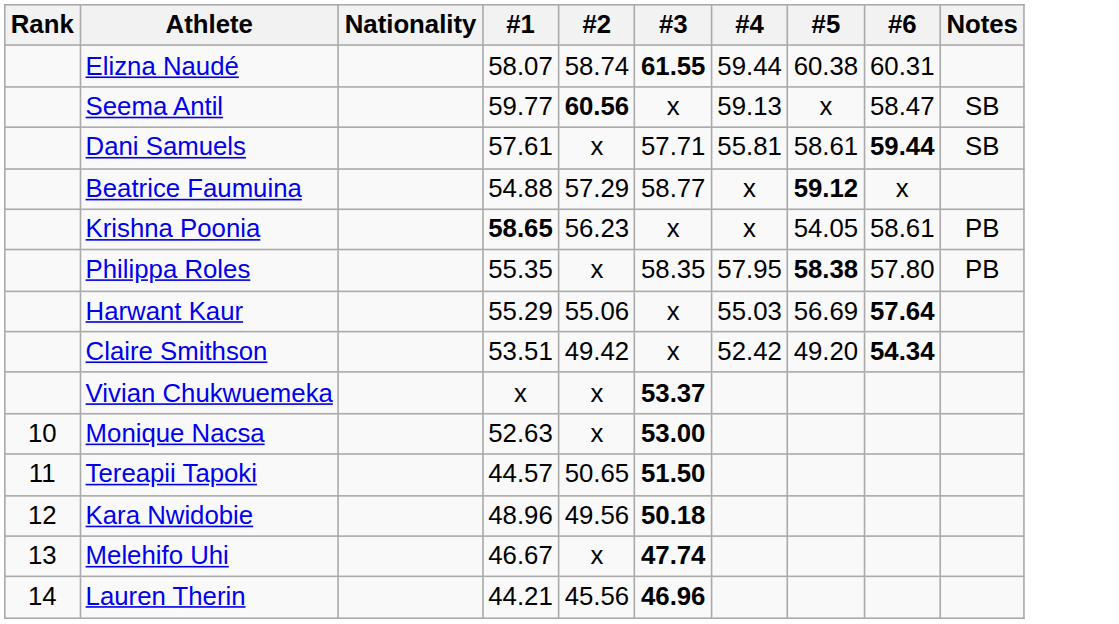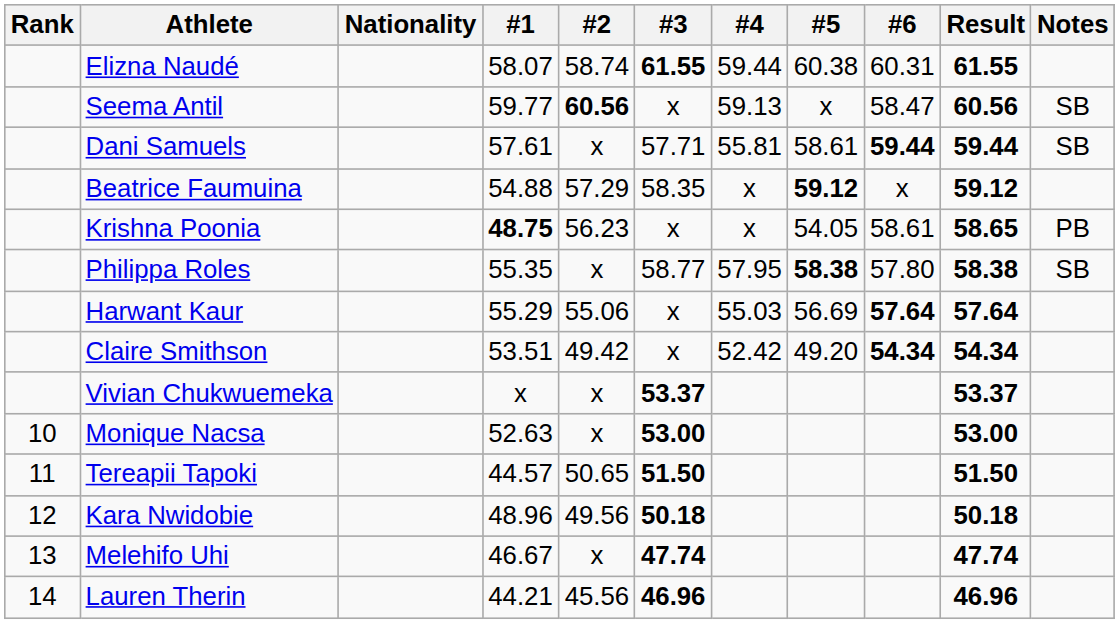+ column: (986, 24)
(673, 188) 58.77 -> (673, 188) 58.35
(521, 229) 58.65 -> (521, 229) 48.75
(673, 270) 58.35 -> (673, 270) 58.77
(982, 270) PB -> (1073, 270) SB
